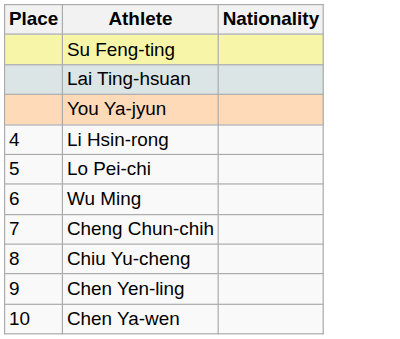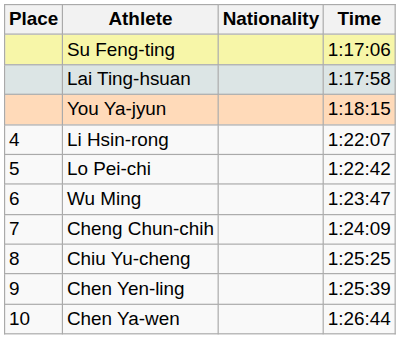+ column: (359, 19)
